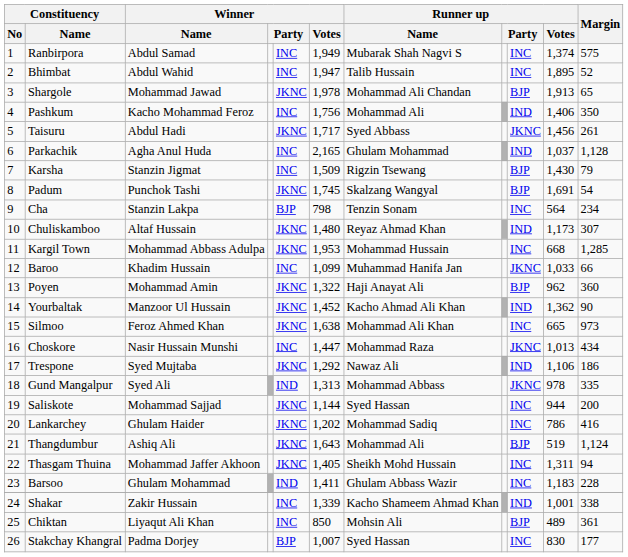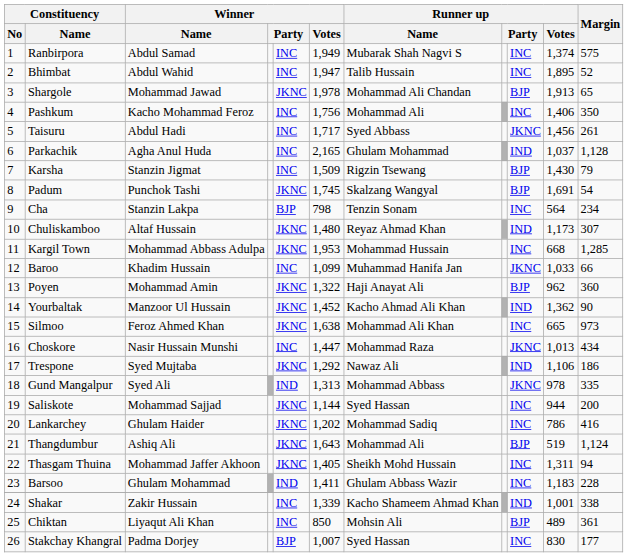(521, 111) IND -> (521, 111) INC
(291, 131) JKNC -> (287, 131) INC
